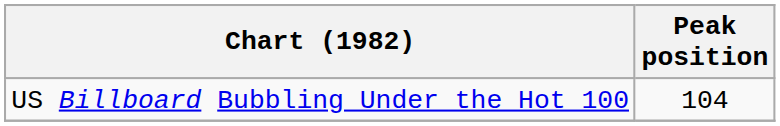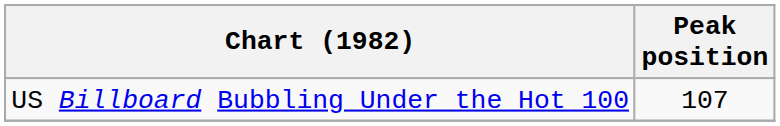(705, 100) 104 -> (705, 100) 107
